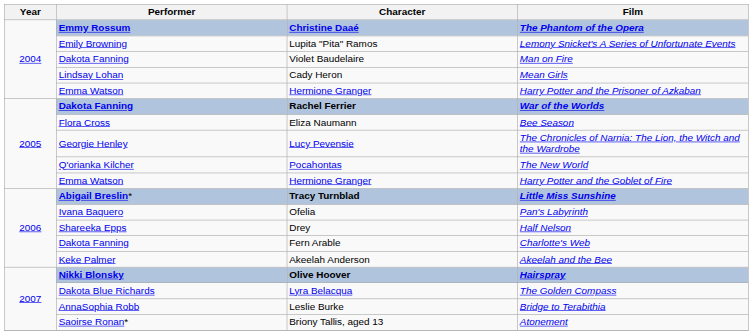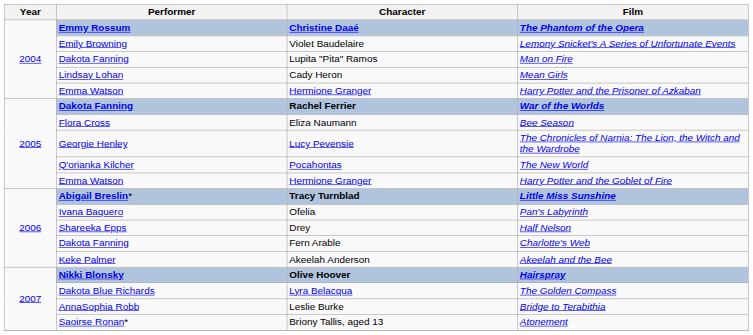(333, 43) Lupita "Pita" Ramos -> (327, 43) Violet Baudelaire
(327, 59) Violet Baudelaire -> (333, 59) Lupita "Pita" Ramos
